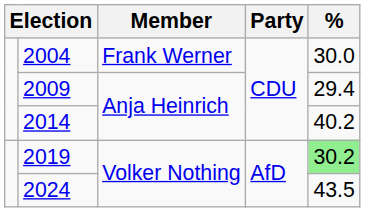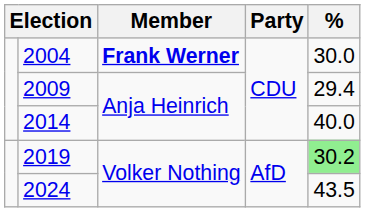(167, 55) normal -> (171, 55) bold
(334, 122) 40.2 -> (334, 122) 40.0
